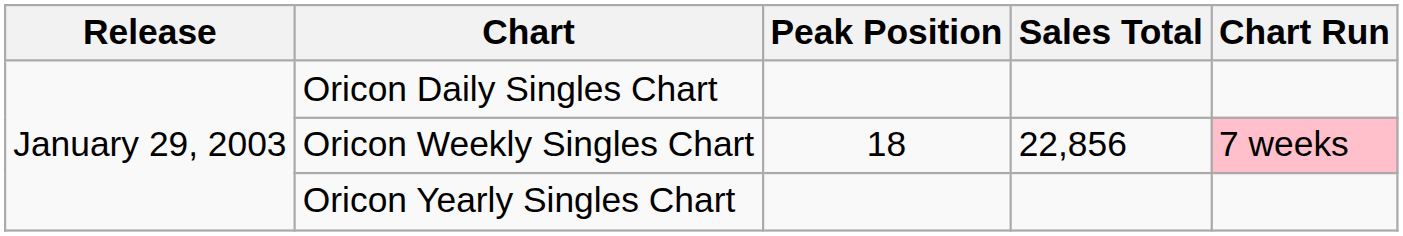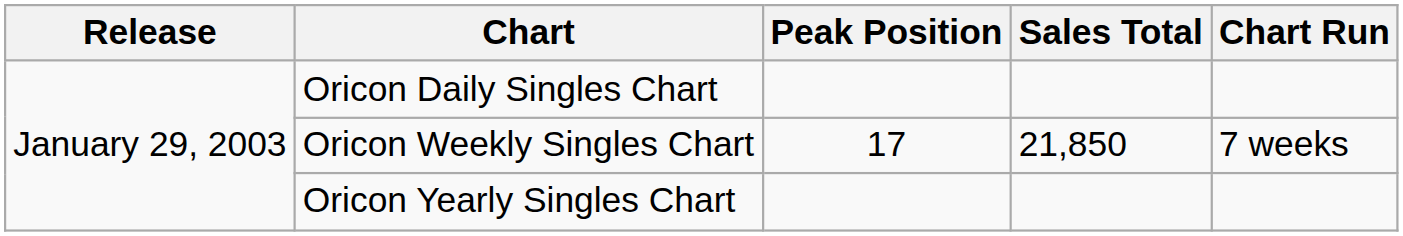(886, 144) 18 -> (886, 144) 17
(1073, 144) 22,856 -> (1073, 144) 21,850
(1284, 144) pink background -> (1284, 144) no background
